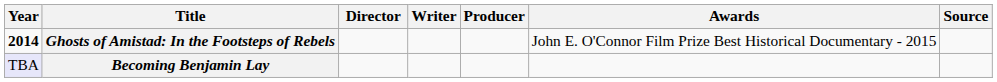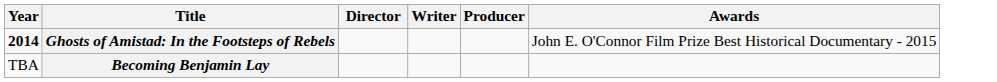- column: (966, 16)
(23, 65) lavender background -> (23, 65) no background
